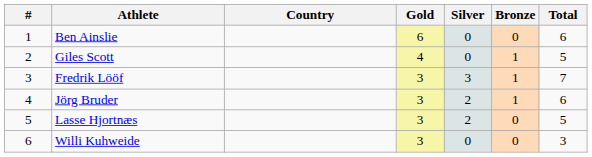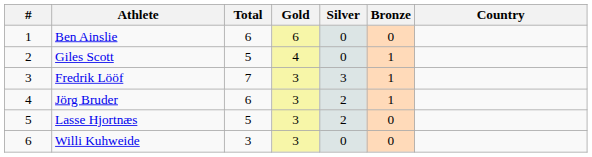columns swapped: (310, 15) <-> (563, 15)
